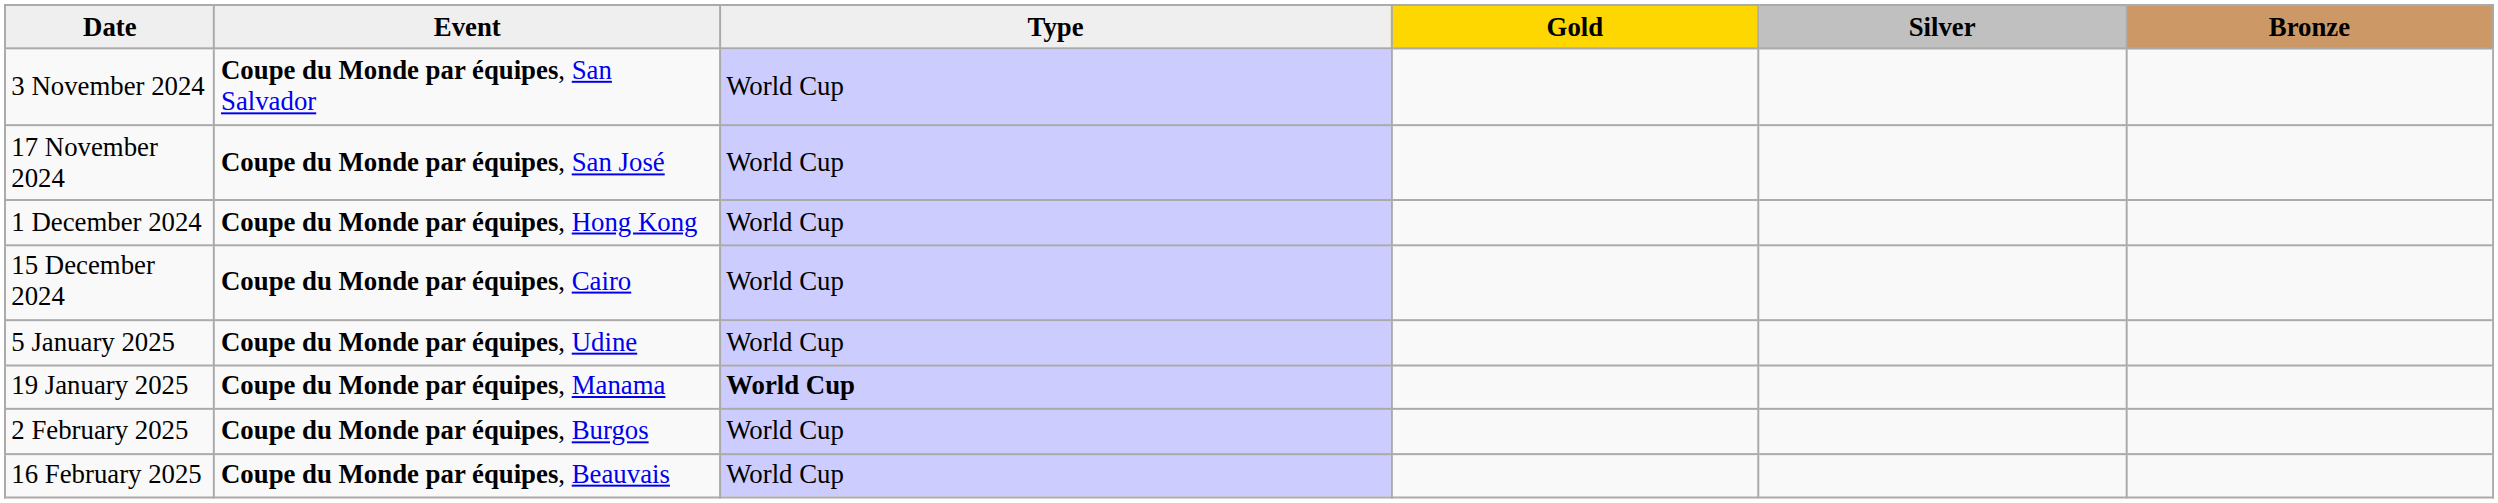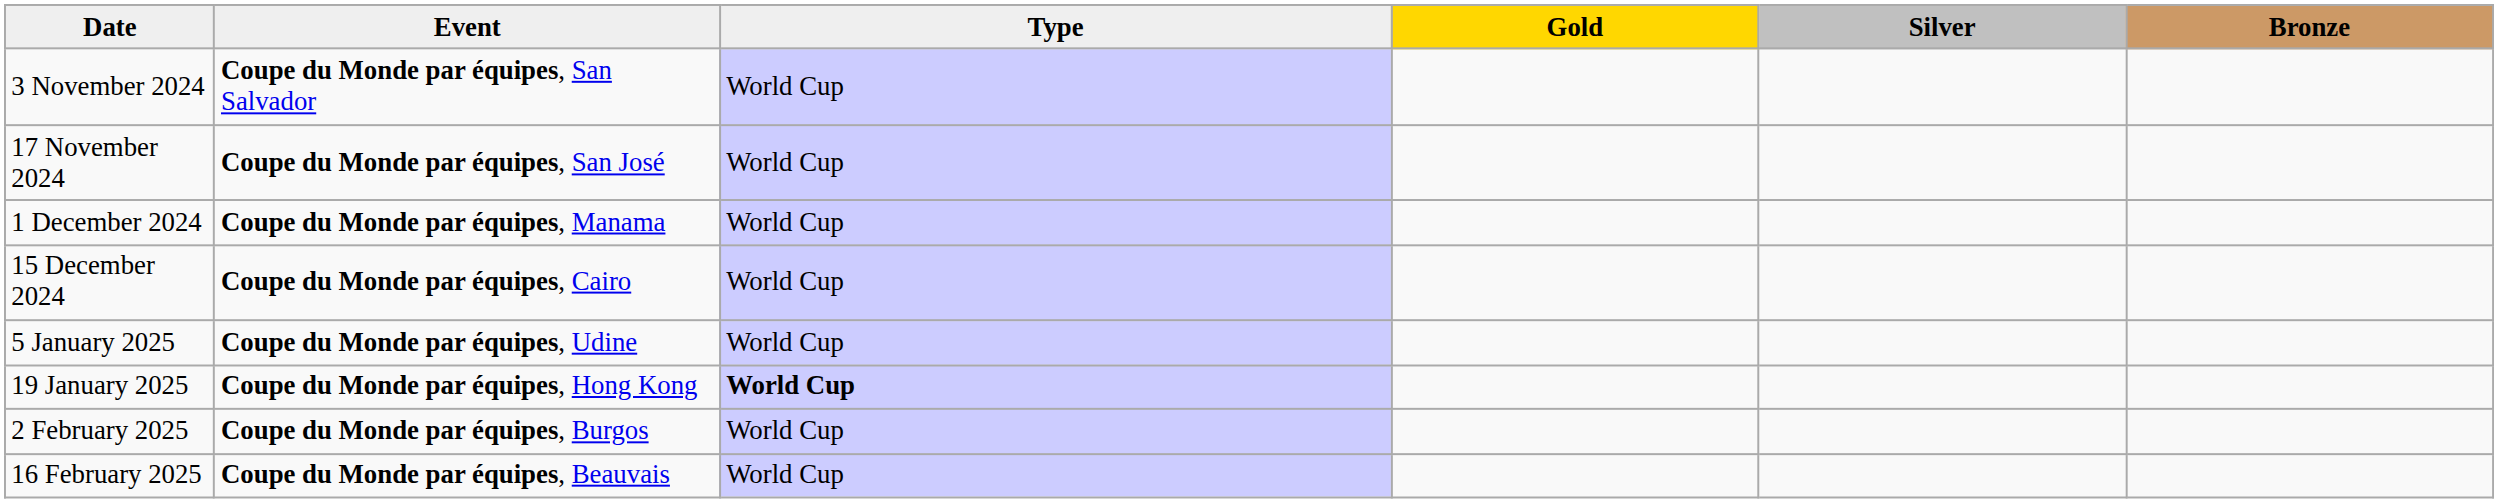(459, 221) Coupe du Monde par équipes, Hong Kong -> (443, 221) Coupe du Monde par équipes, Manama
(443, 385) Coupe du Monde par équipes, Manama -> (459, 385) Coupe du Monde par équipes, Hong Kong
